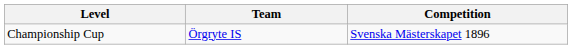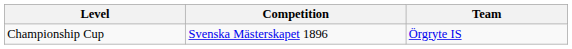columns swapped: (458, 14) <-> (267, 14)
